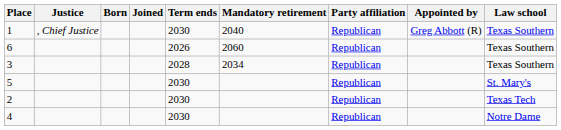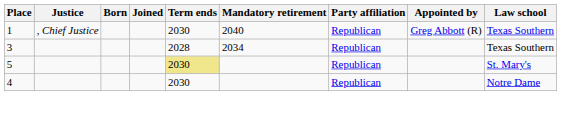- row: (10, 47)
(179, 82) no background -> (179, 64) khaki background
- row: (10, 99)
